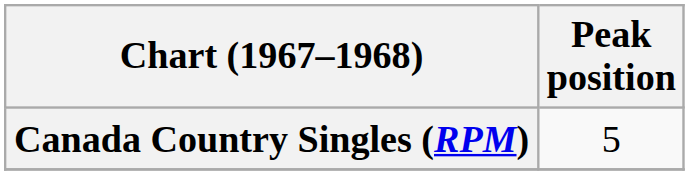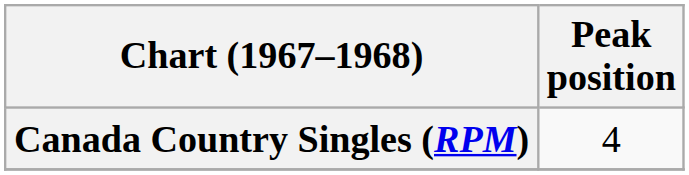(611, 137) 5 -> (611, 137) 4
